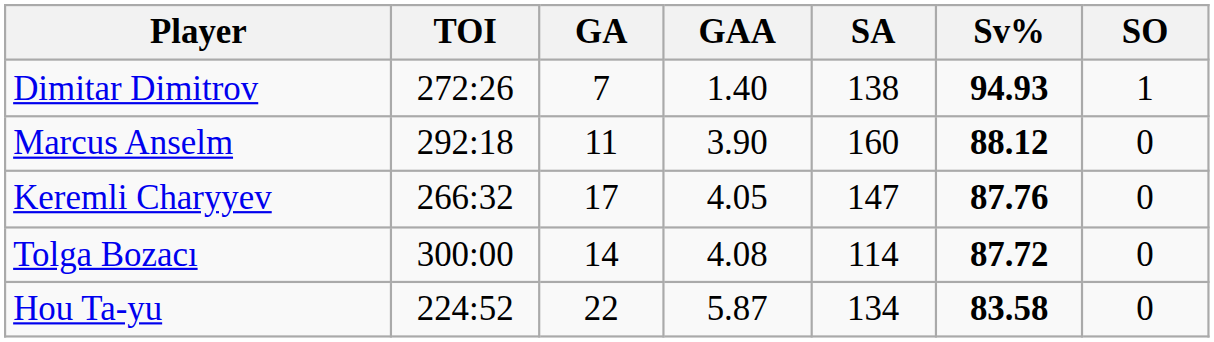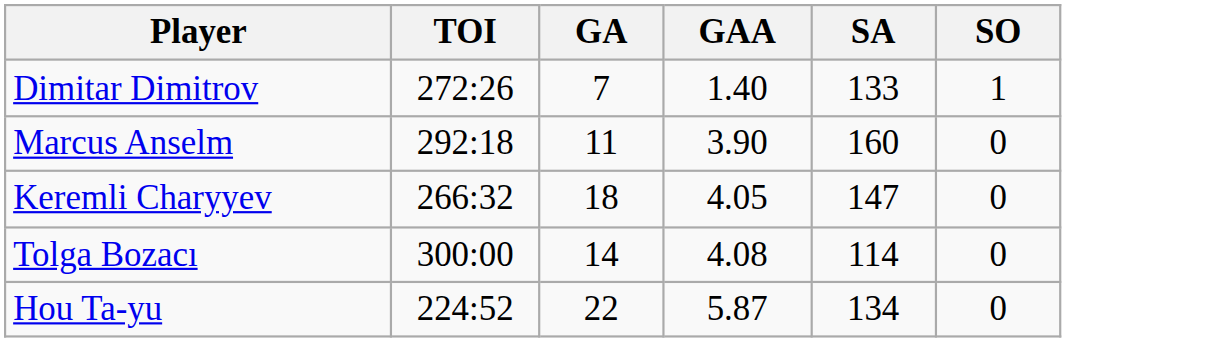- column: (1009, 32)
(873, 87) 138 -> (873, 87) 133
(601, 198) 17 -> (601, 198) 18
